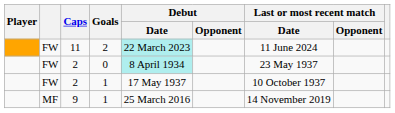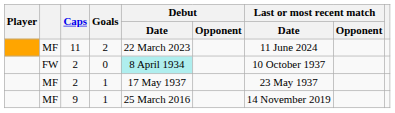(50, 47) FW -> (50, 47) MF
(157, 47) paleturquoise background -> (157, 47) no background
(289, 64) 23 May 1937 -> (289, 64) 10 October 1937
(50, 82) FW -> (50, 82) MF
(289, 82) 10 October 1937 -> (289, 82) 23 May 1937
